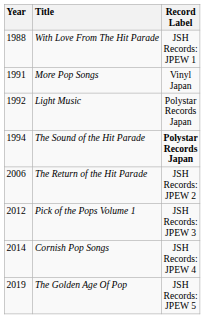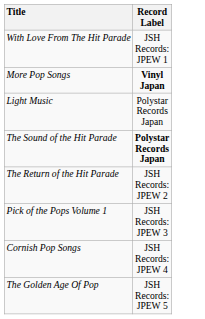- column: (16, 12)
(181, 80) normal -> (152, 80) bold
